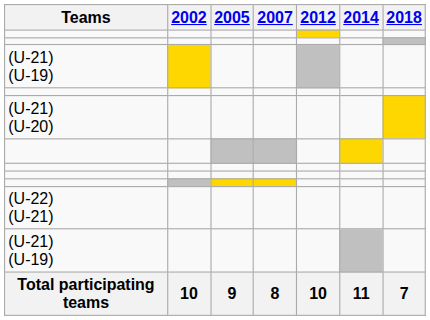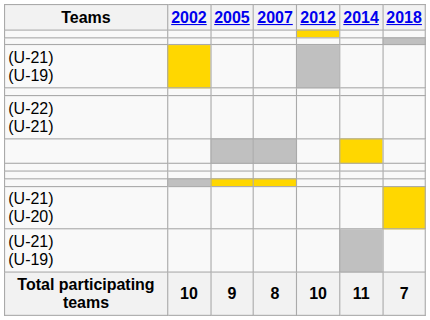rows swapped: (31, 208) <-> (31, 117)
